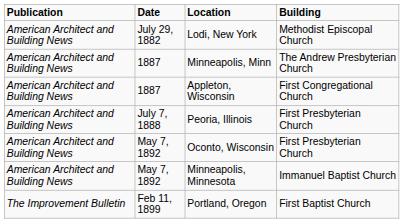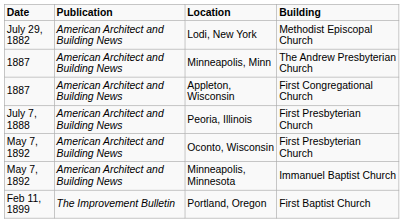columns swapped: (35, 12) <-> (149, 12)
